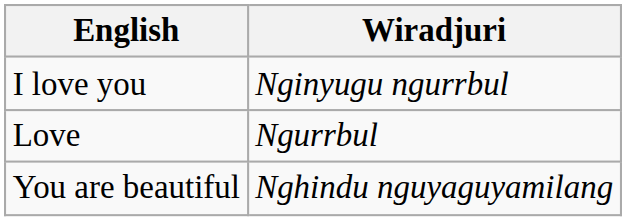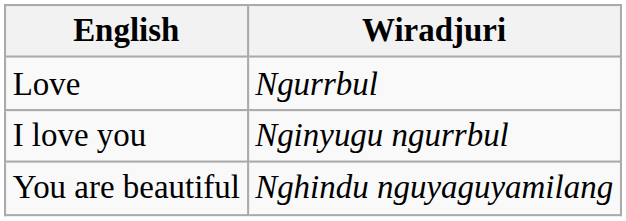rows swapped: (46, 135) <-> (79, 82)
